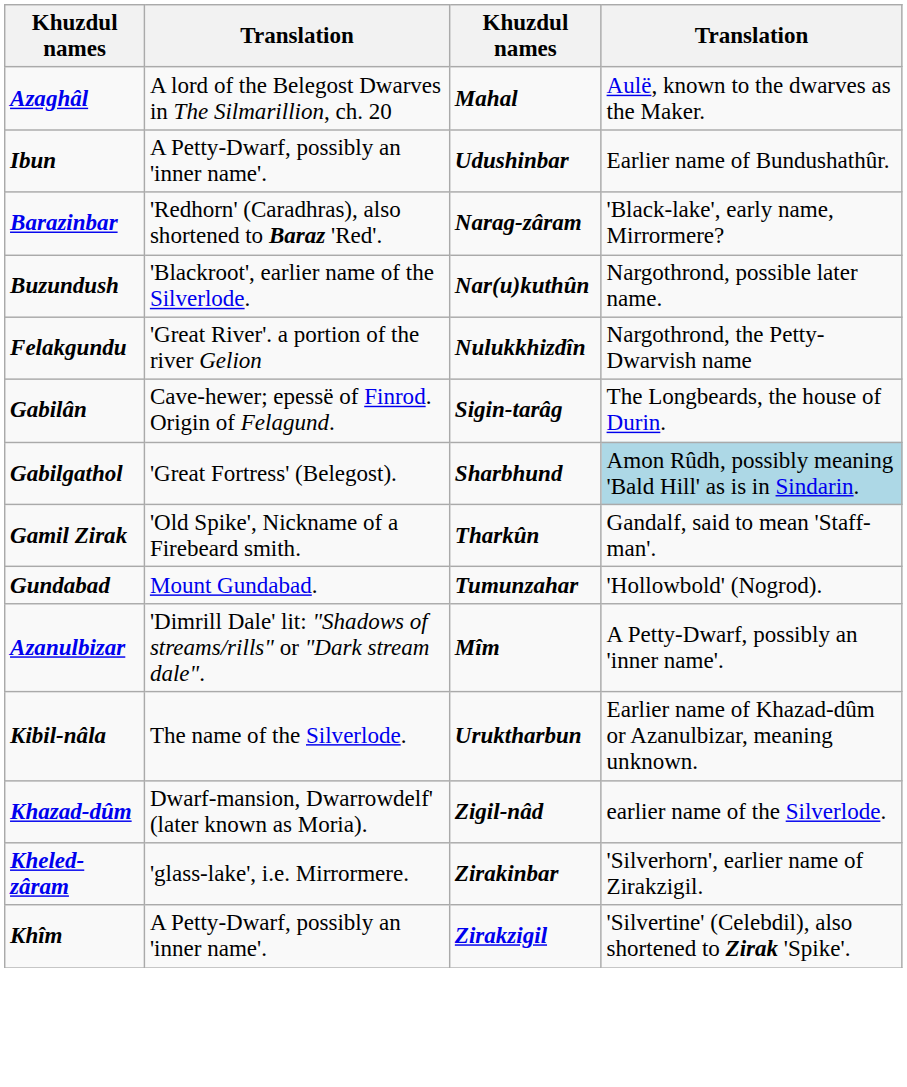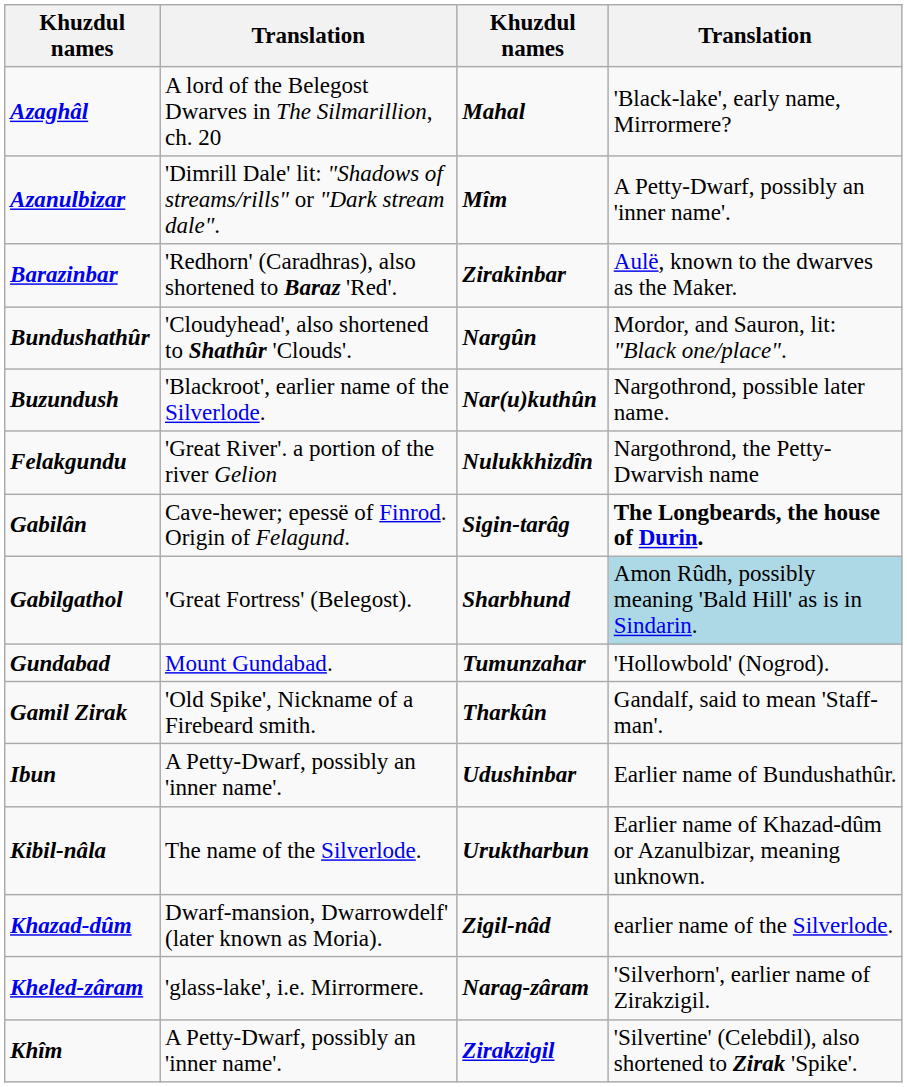(749, 98) Aulë, known to the dwarves as the Maker. -> (727, 111) 'Black-lake', early name, Mirrormere?
rows swapped: (68, 647) <-> (33, 160)
(518, 223) Narag-zâram -> (514, 274) Zirakinbar
(720, 223) 'Black-lake', early name, Mirrormere? -> (743, 274) Aulë, known to the dwarves as the Maker.
+ row: (80, 337)
(744, 410) normal -> (747, 524) bold
rows swapped: (69, 535) <-> (60, 584)
(507, 873) Zirakinbar -> (526, 987) Narag-zâram
